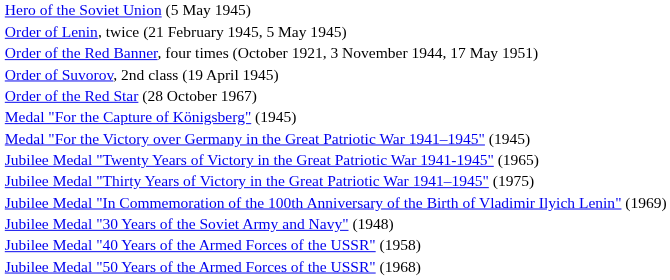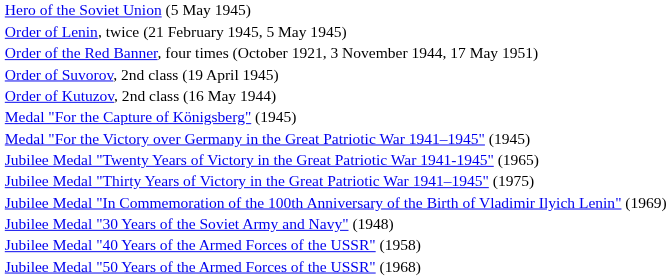+ row: (140, 96)
- row: (131, 96)
